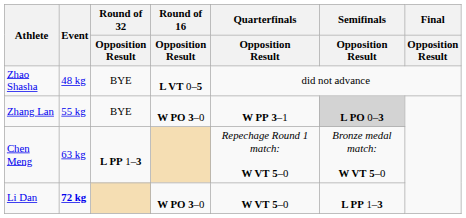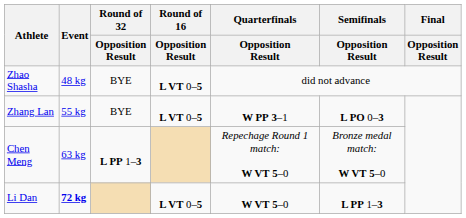(181, 118) W PO 3–0 -> (181, 118) L VT 0–5
(362, 118) lightgrey background -> (362, 118) no background
(181, 204) W PO 3–0 -> (181, 204) L VT 0–5
